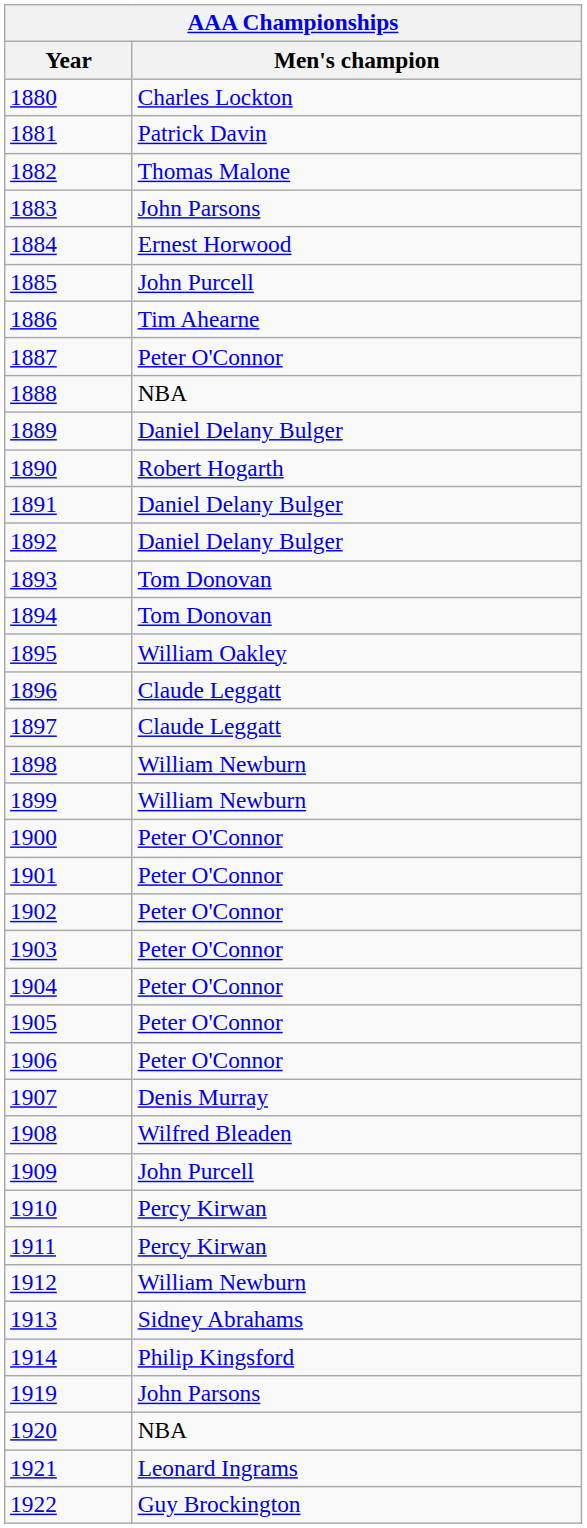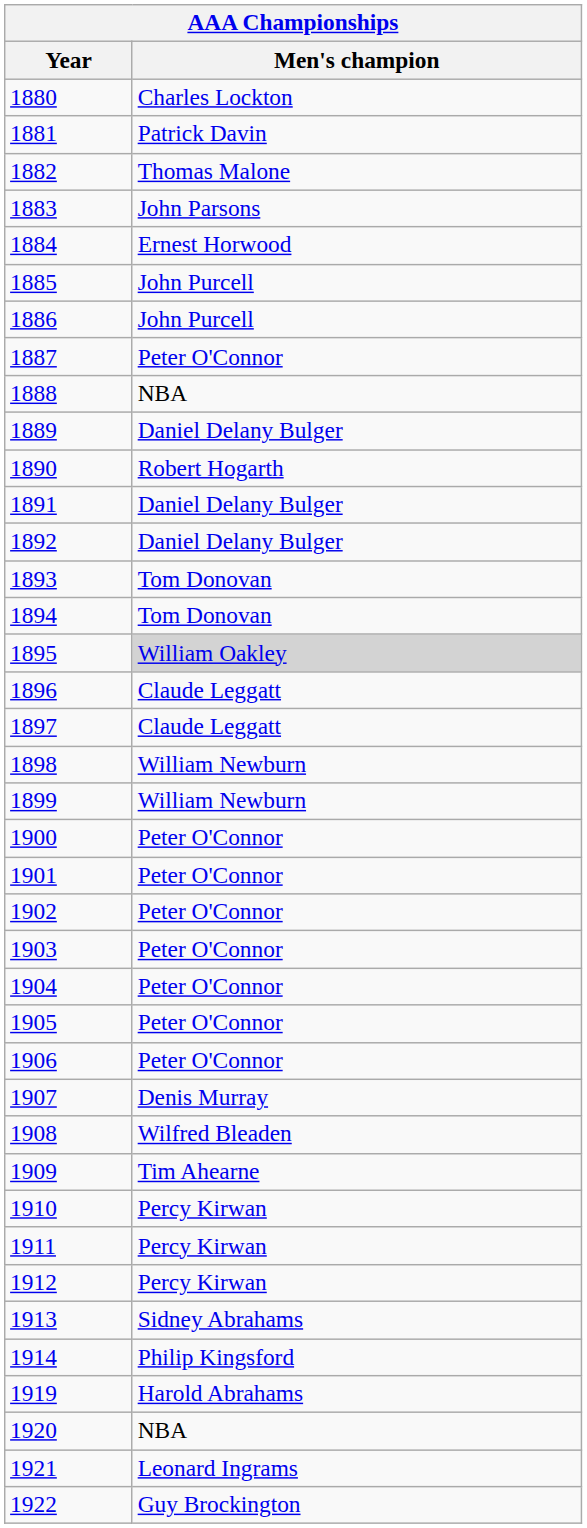(199, 319) Tim Ahearne -> (196, 319) John Purcell
(212, 652) no background -> (212, 652) lightgrey background
(196, 1171) John Purcell -> (199, 1171) Tim Ahearne
(222, 1282) William Newburn -> (202, 1282) Percy Kirwan
(199, 1393) John Parsons -> (220, 1393) Harold Abrahams
